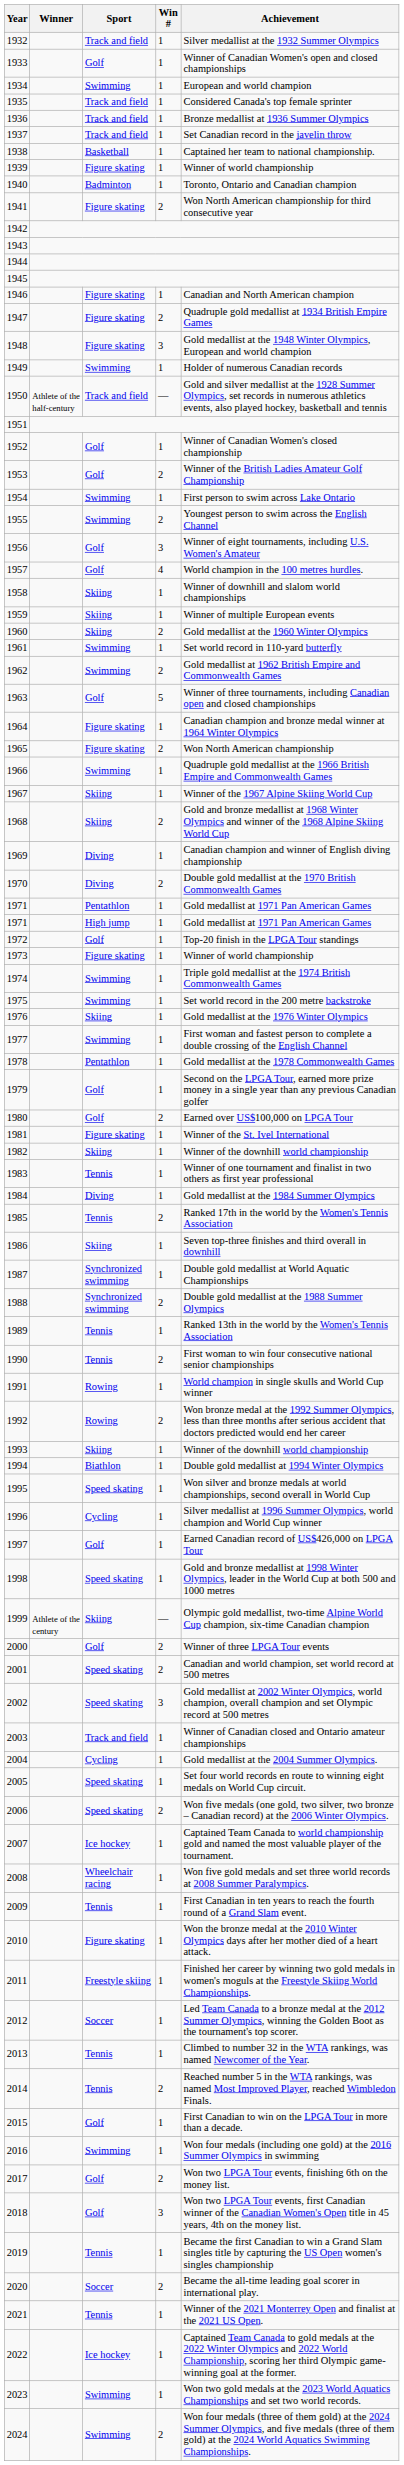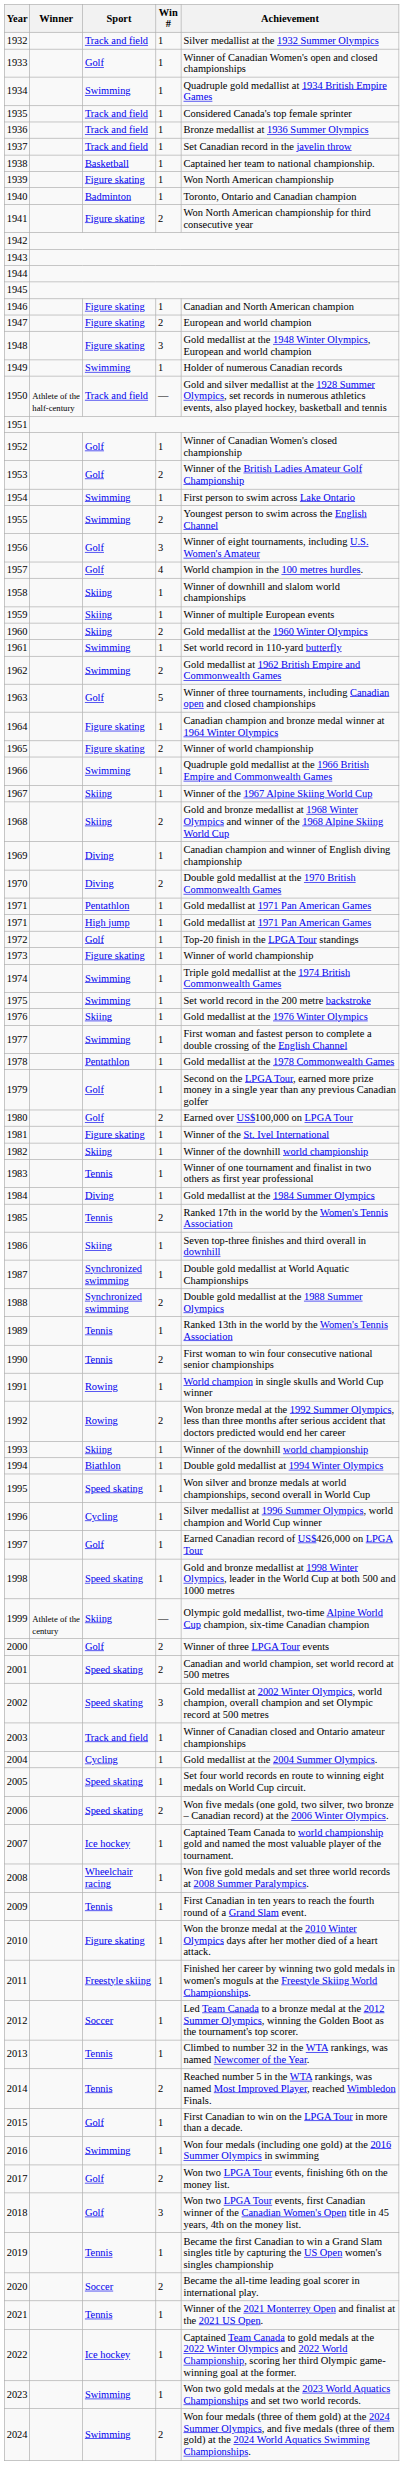(247, 85) European and world champion -> (285, 91) Quadruple gold medallist at 1934 British Empire Games
(248, 168) Winner of world championship -> (259, 179) Won North American championship
(285, 317) Quadruple gold medallist at 1934 British Empire Games -> (247, 323) European and world champion
(259, 749) Won North American championship -> (248, 749) Winner of world championship
